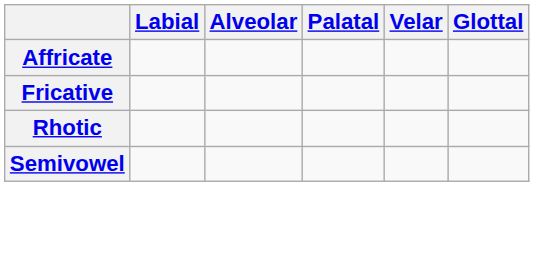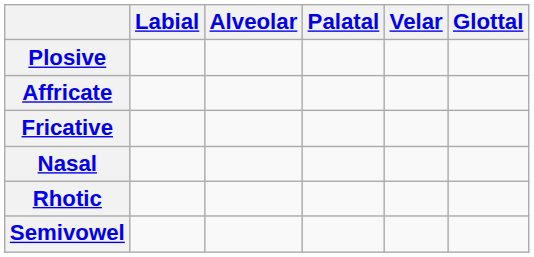+ row: (67, 57)
+ row: (67, 163)
